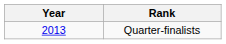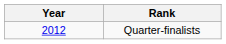(54, 30) 2013 -> (54, 30) 2012
